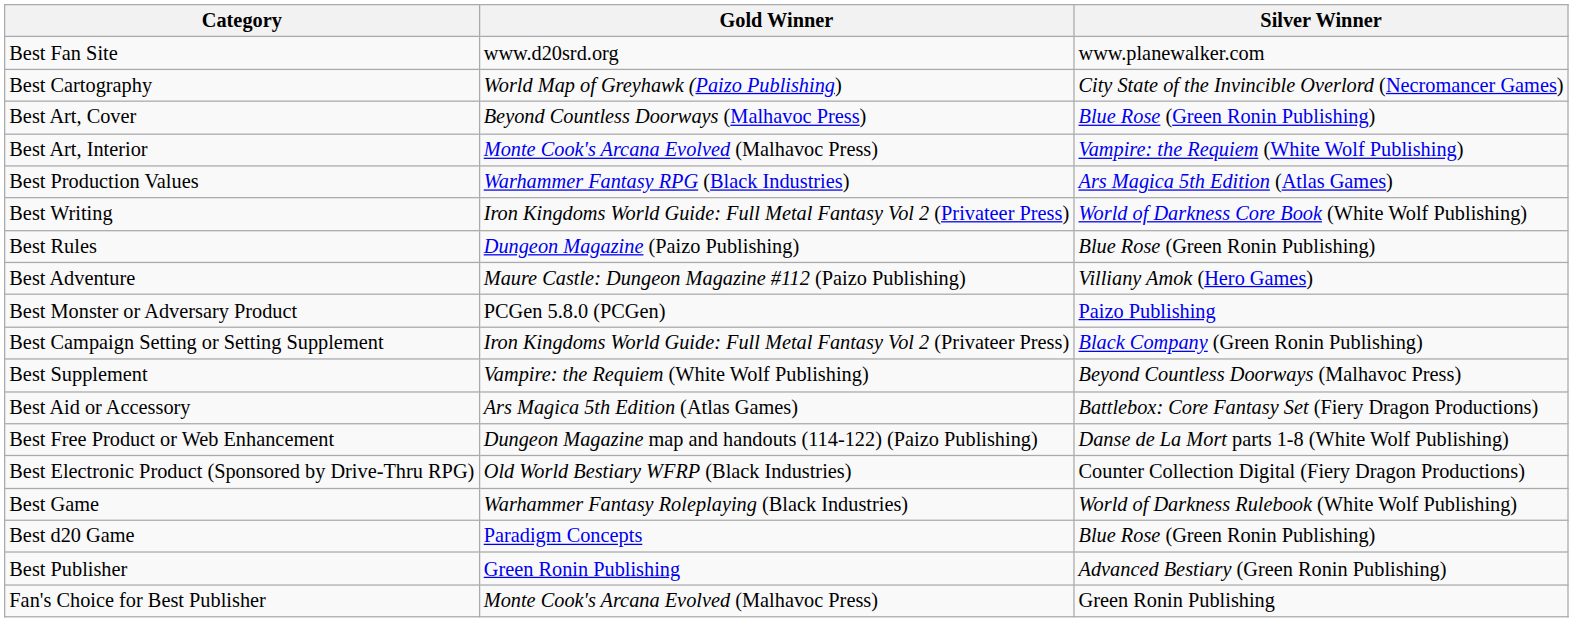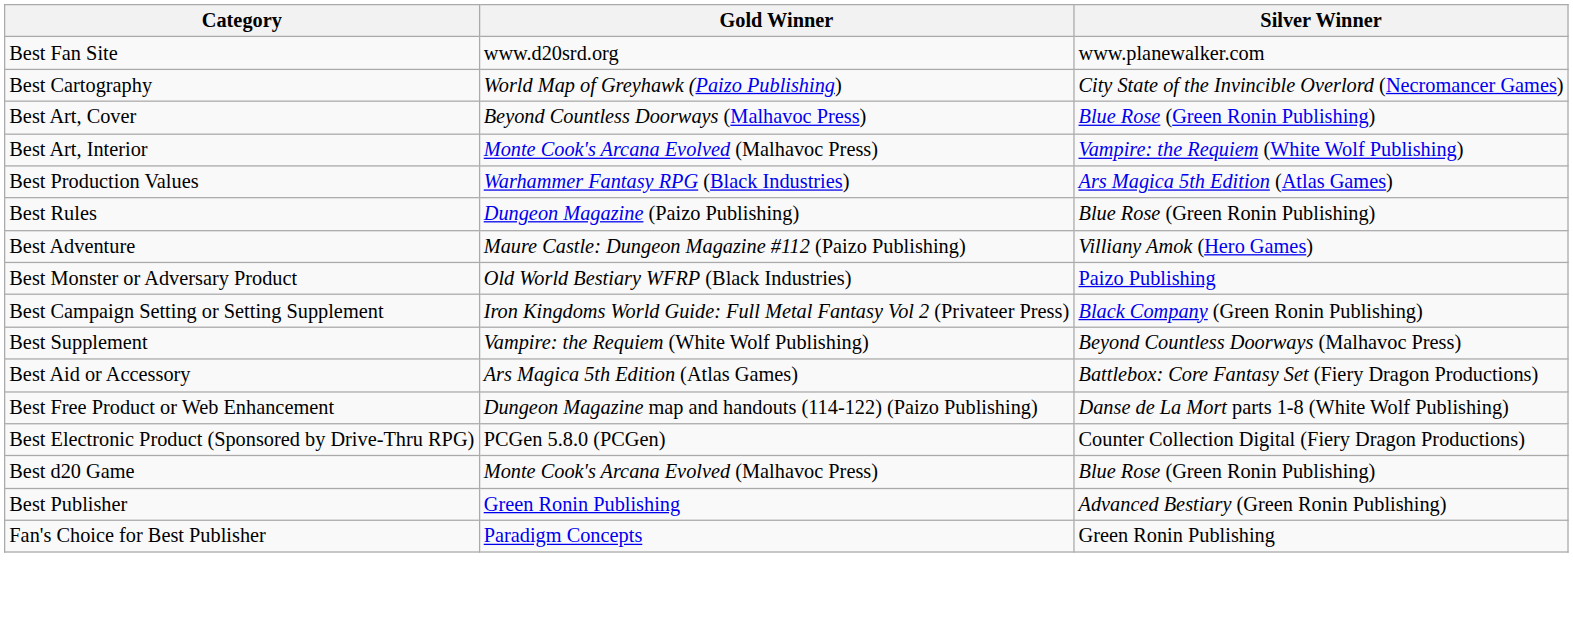- row: (61, 213)
(575, 310) PCGen 5.8.0 (PCGen) -> (668, 278) Old World Bestiary WFRP (Black Industries)
(668, 471) Old World Bestiary WFRP (Black Industries) -> (575, 439) PCGen 5.8.0 (PCGen)
- row: (54, 504)
(563, 536) Paradigm Concepts -> (681, 471) Monte Cook's Arcana Evolved (Malhavoc Press)
(681, 600) Monte Cook's Arcana Evolved (Malhavoc Press) -> (563, 536) Paradigm Concepts
